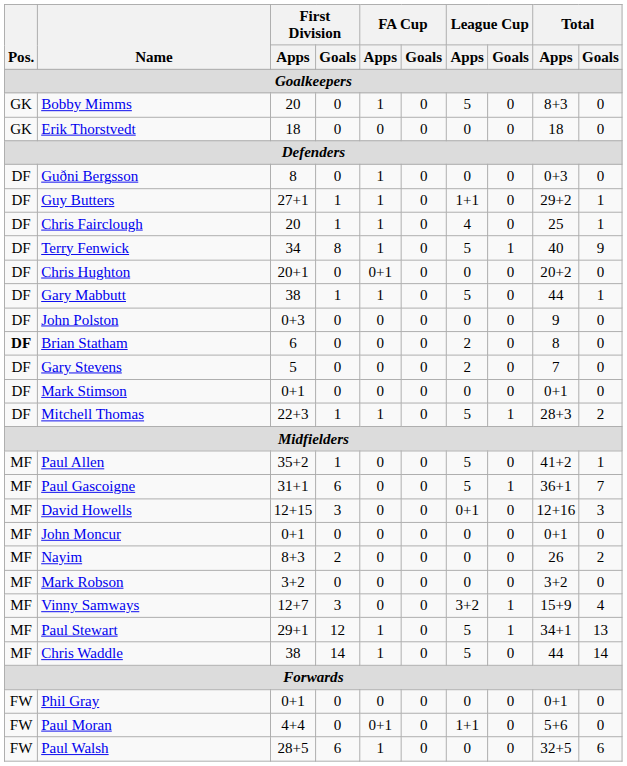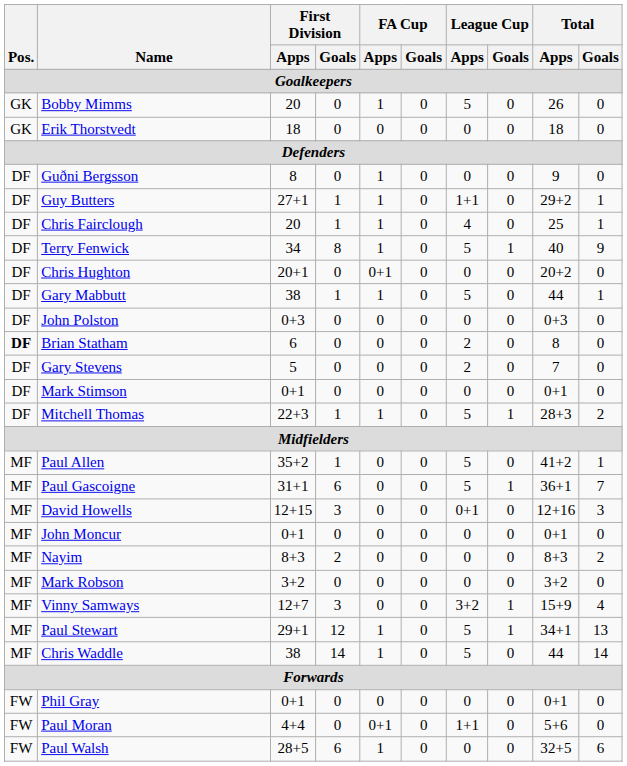(556, 104) 8+3 -> (556, 104) 26
(556, 176) 0+3 -> (556, 176) 9
(556, 319) 9 -> (556, 319) 0+3
(556, 558) 26 -> (556, 558) 8+3
